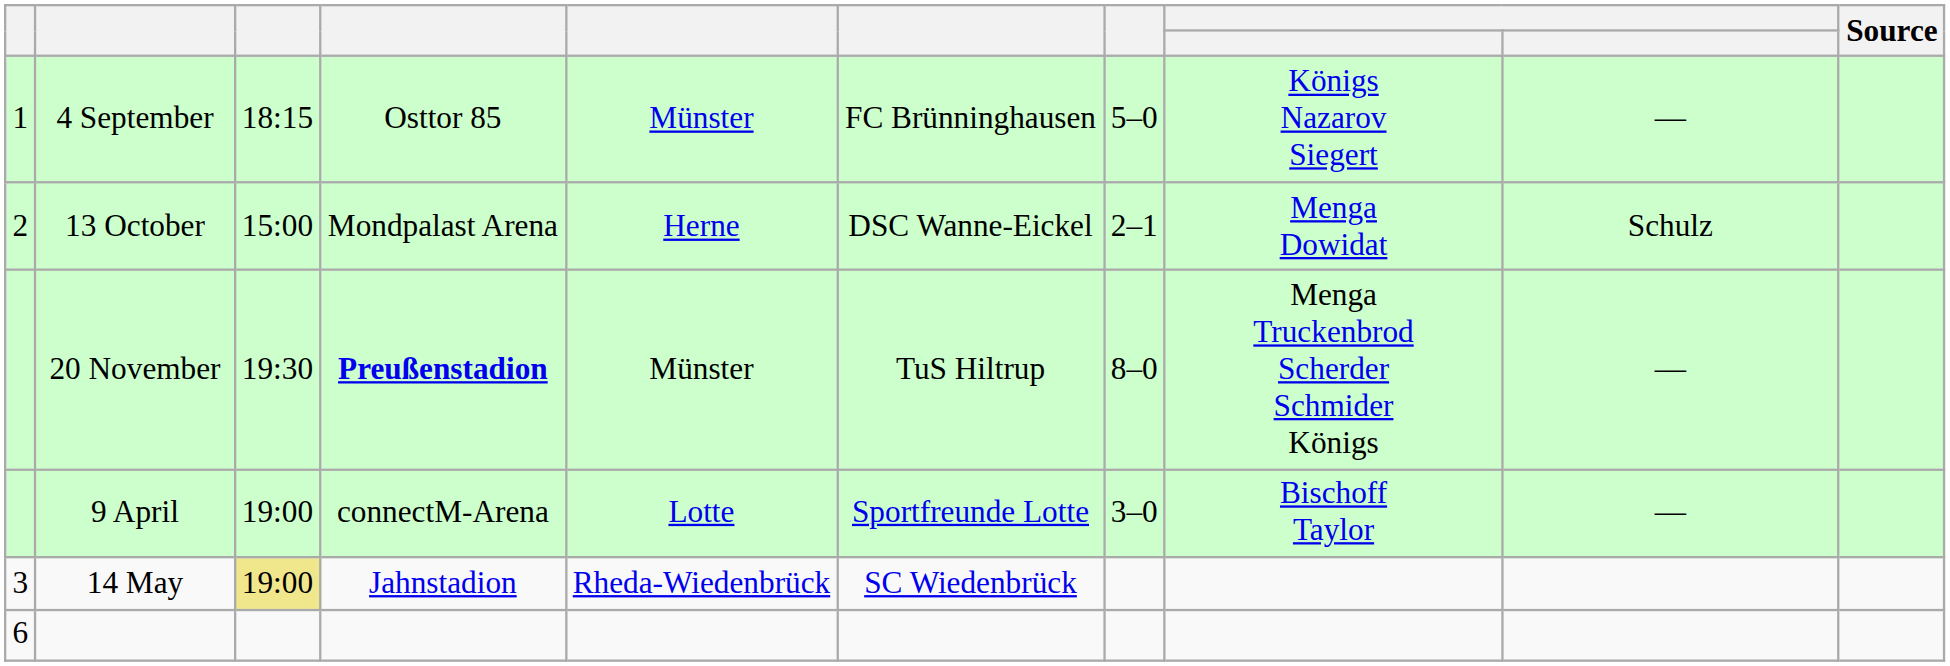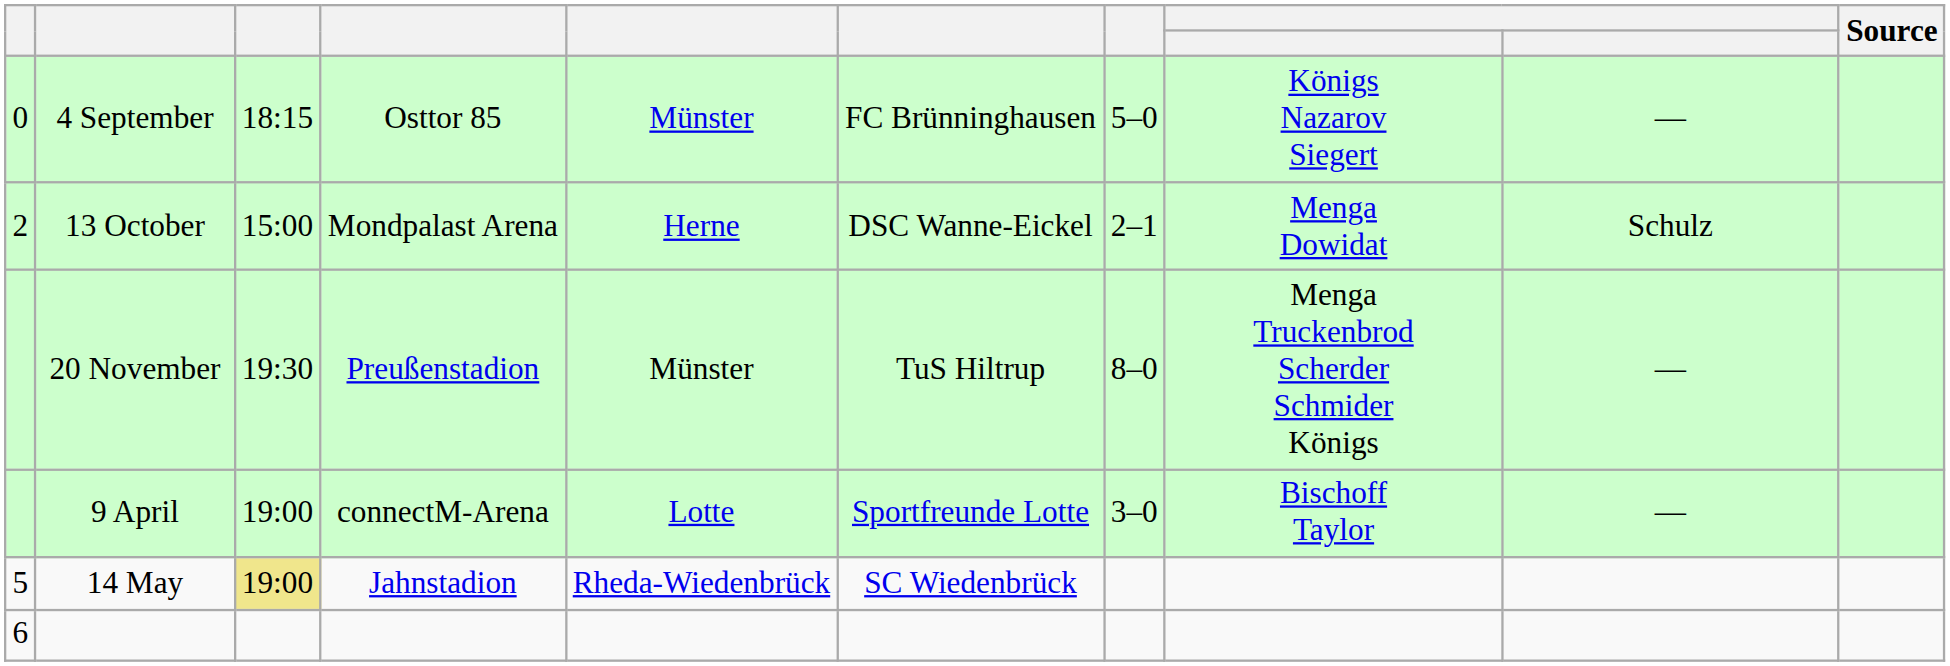(20, 118) 1 -> (20, 118) 0
(443, 368) bold -> (443, 368) normal
(20, 582) 3 -> (20, 582) 5
